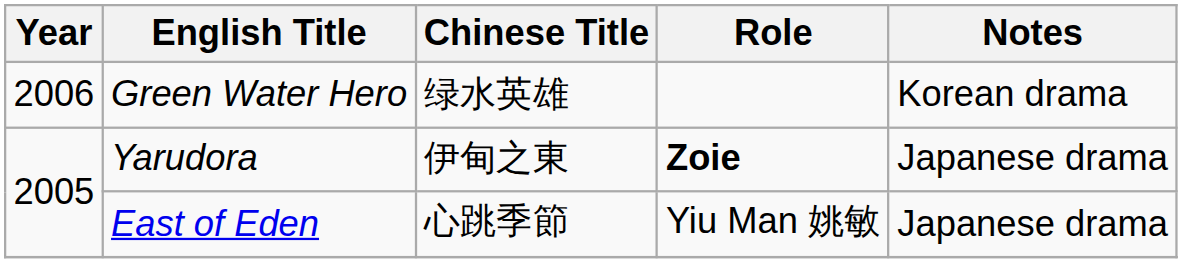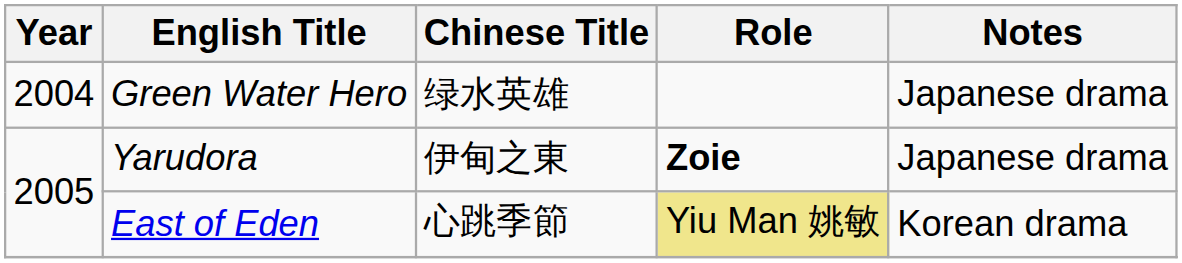(54, 94) 2006 -> (54, 94) 2004
(1012, 94) Korean drama -> (1033, 94) Japanese drama
(773, 221) no background -> (773, 221) khaki background
(1033, 223) Japanese drama -> (1012, 223) Korean drama
